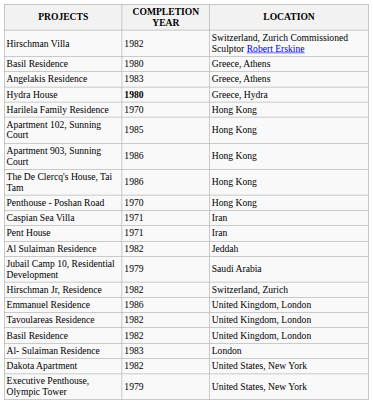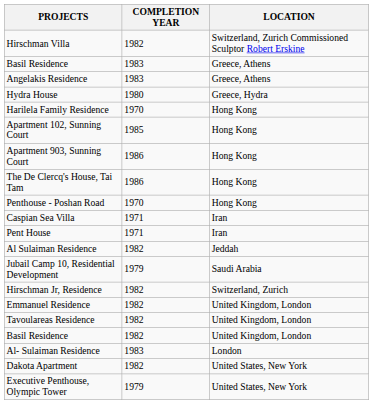(134, 64) 1980 -> (134, 64) 1983
(134, 94) bold -> (134, 94) normal
(134, 305) 1986 -> (134, 305) 1982
